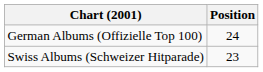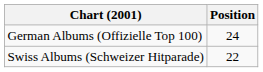(232, 56) 23 -> (232, 56) 22
